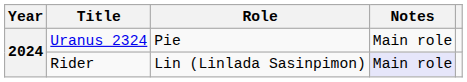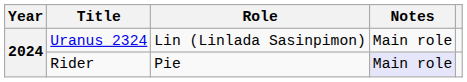(168, 40) Pie -> (260, 40) Lin (Linlada Sasinpimon)
(260, 64) Lin (Linlada Sasinpimon) -> (168, 64) Pie
